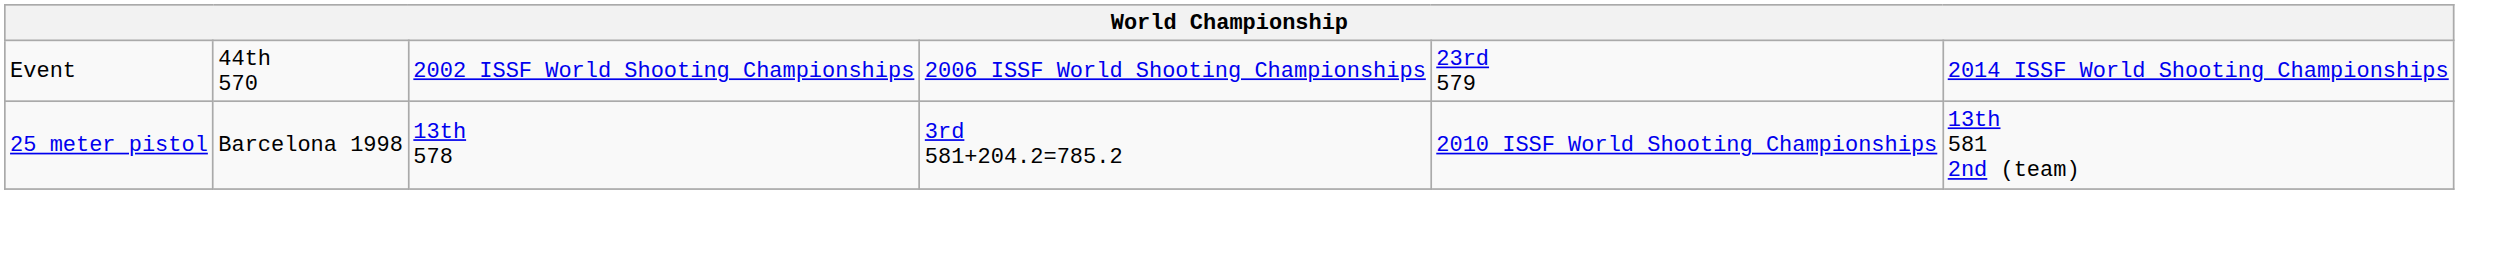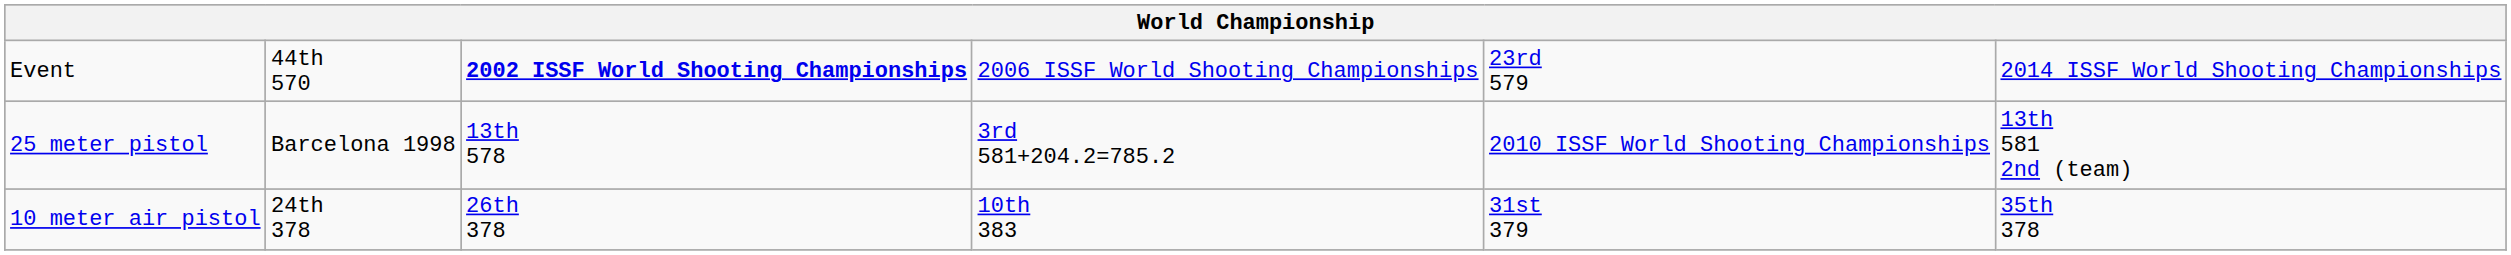(664, 71) normal -> (717, 71) bold
+ row: (135, 219)
